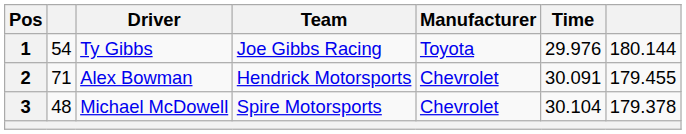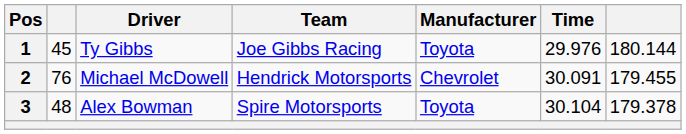(61, 48) 54 -> (61, 48) 45
(61, 78) 71 -> (61, 78) 76
(136, 78) Alex Bowman -> (154, 78) Michael McDowell
(154, 107) Michael McDowell -> (136, 107) Alex Bowman
(459, 107) Chevrolet -> (447, 107) Toyota
